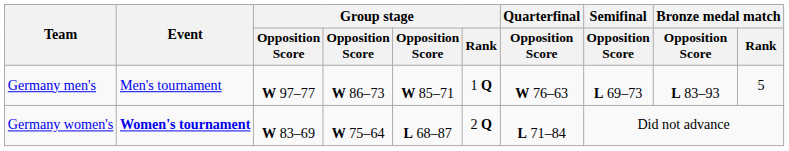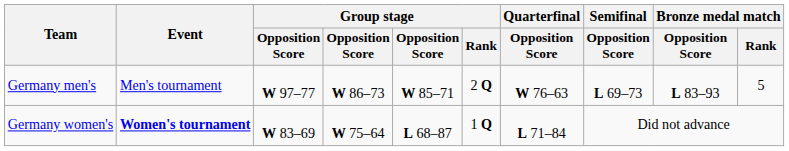(481, 85) 1 Q -> (481, 85) 2 Q
(481, 125) 2 Q -> (481, 125) 1 Q
